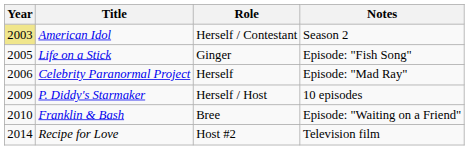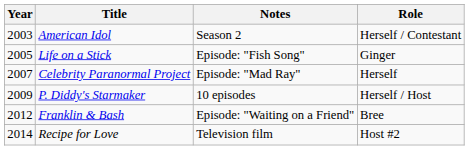columns swapped: (247, 14) <-> (382, 14)
(20, 34) khaki background -> (20, 34) no background
(20, 74) 2006 -> (20, 74) 2007
(20, 114) 2010 -> (20, 114) 2012
